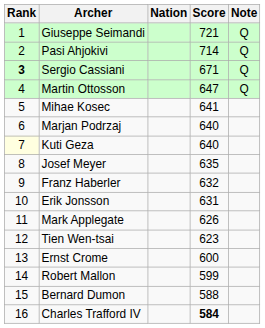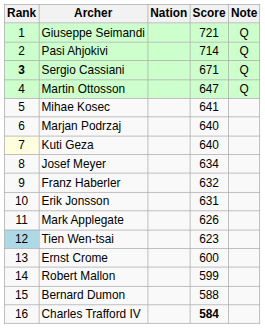(209, 164) 635 -> (209, 164) 634
(22, 239) no background -> (22, 239) lightblue background
